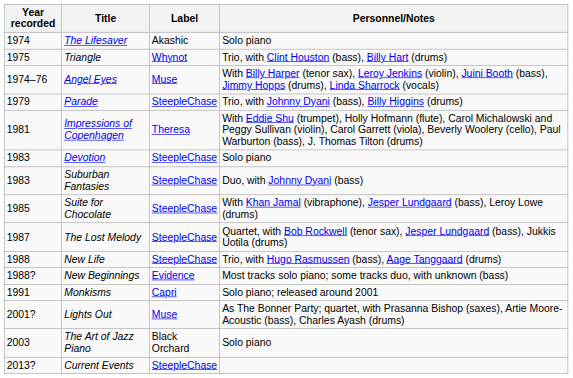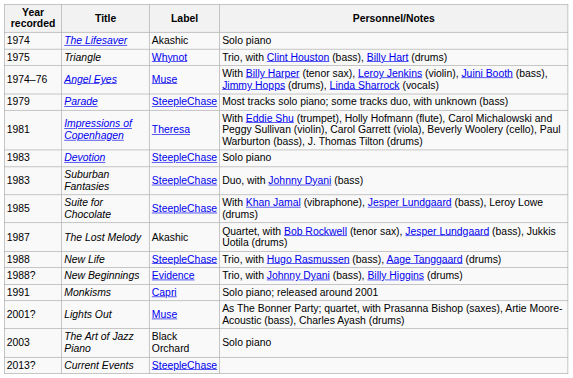(342, 102) Trio, with Johnny Dyani (bass), Billy Higgins (drums) -> (365, 102) Most tracks solo piano; some tracks duo, with unknown (bass)
(184, 237) SteepleChase -> (170, 237) Akashic
(365, 276) Most tracks solo piano; some tracks duo, with unknown (bass) -> (342, 276) Trio, with Johnny Dyani (bass), Billy Higgins (drums)
